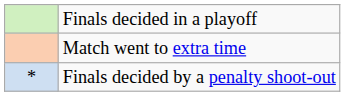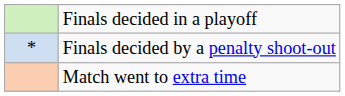rows swapped: (199, 76) <-> (154, 47)
